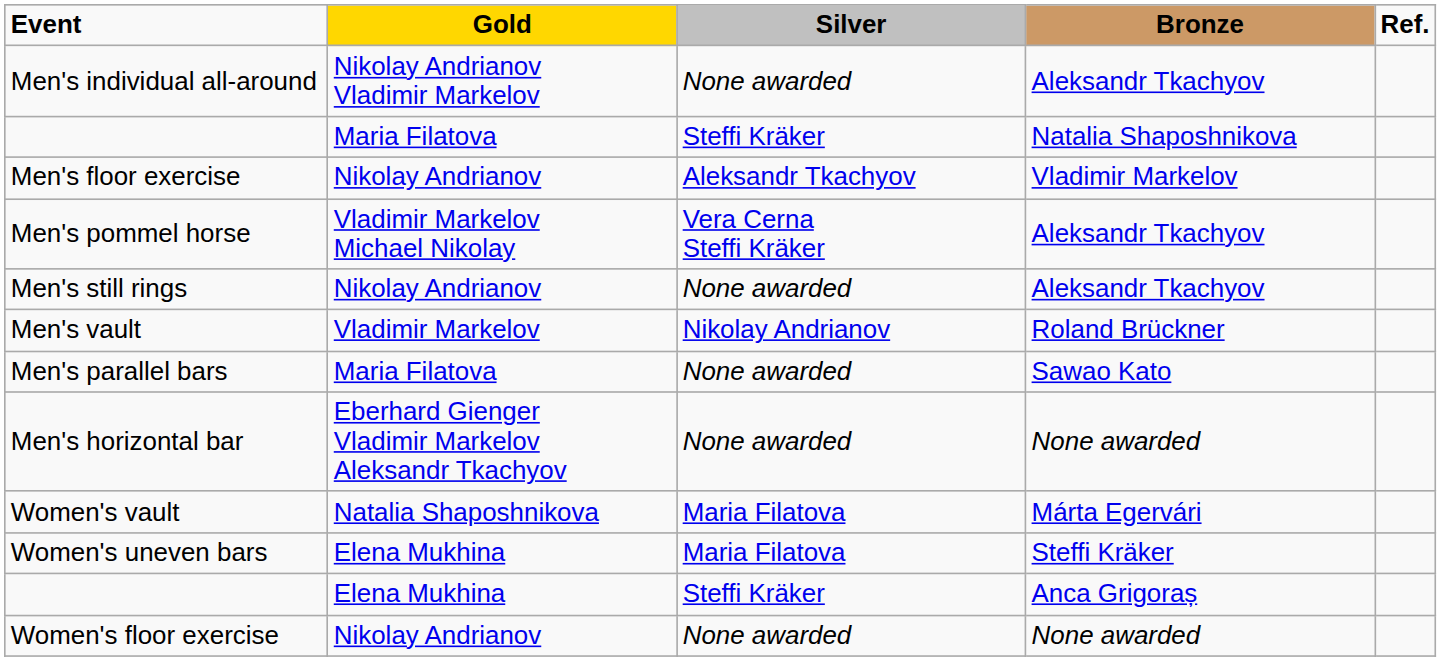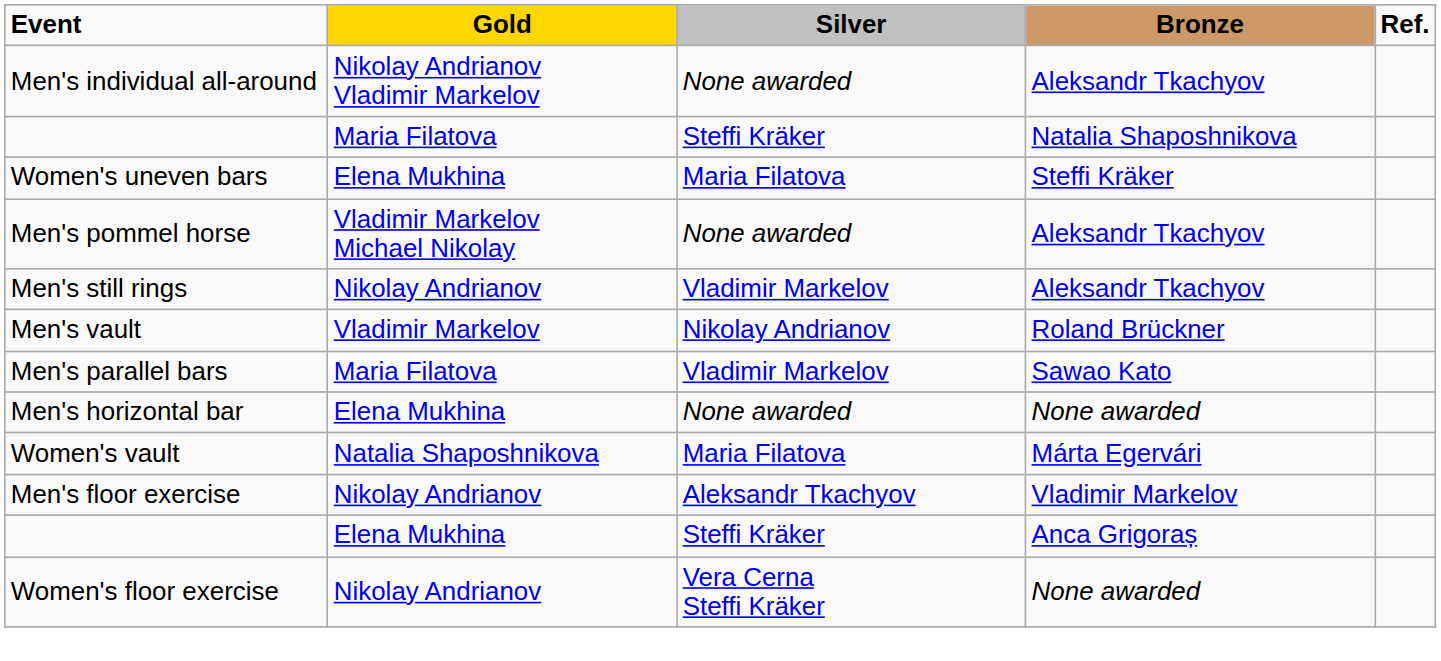rows swapped: (126, 177) <-> (139, 552)
(754, 233) Vera Cerna Steffi Kräker -> (767, 233) None awarded
(767, 288) None awarded -> (786, 288) Vladimir Markelov
(767, 371) None awarded -> (786, 371) Vladimir Markelov
(450, 441) Eberhard Gienger Vladimir Markelov Aleksandr Tkachyov -> (420, 412) Elena Mukhina
(767, 634) None awarded -> (754, 591) Vera Cerna Steffi Kräker
